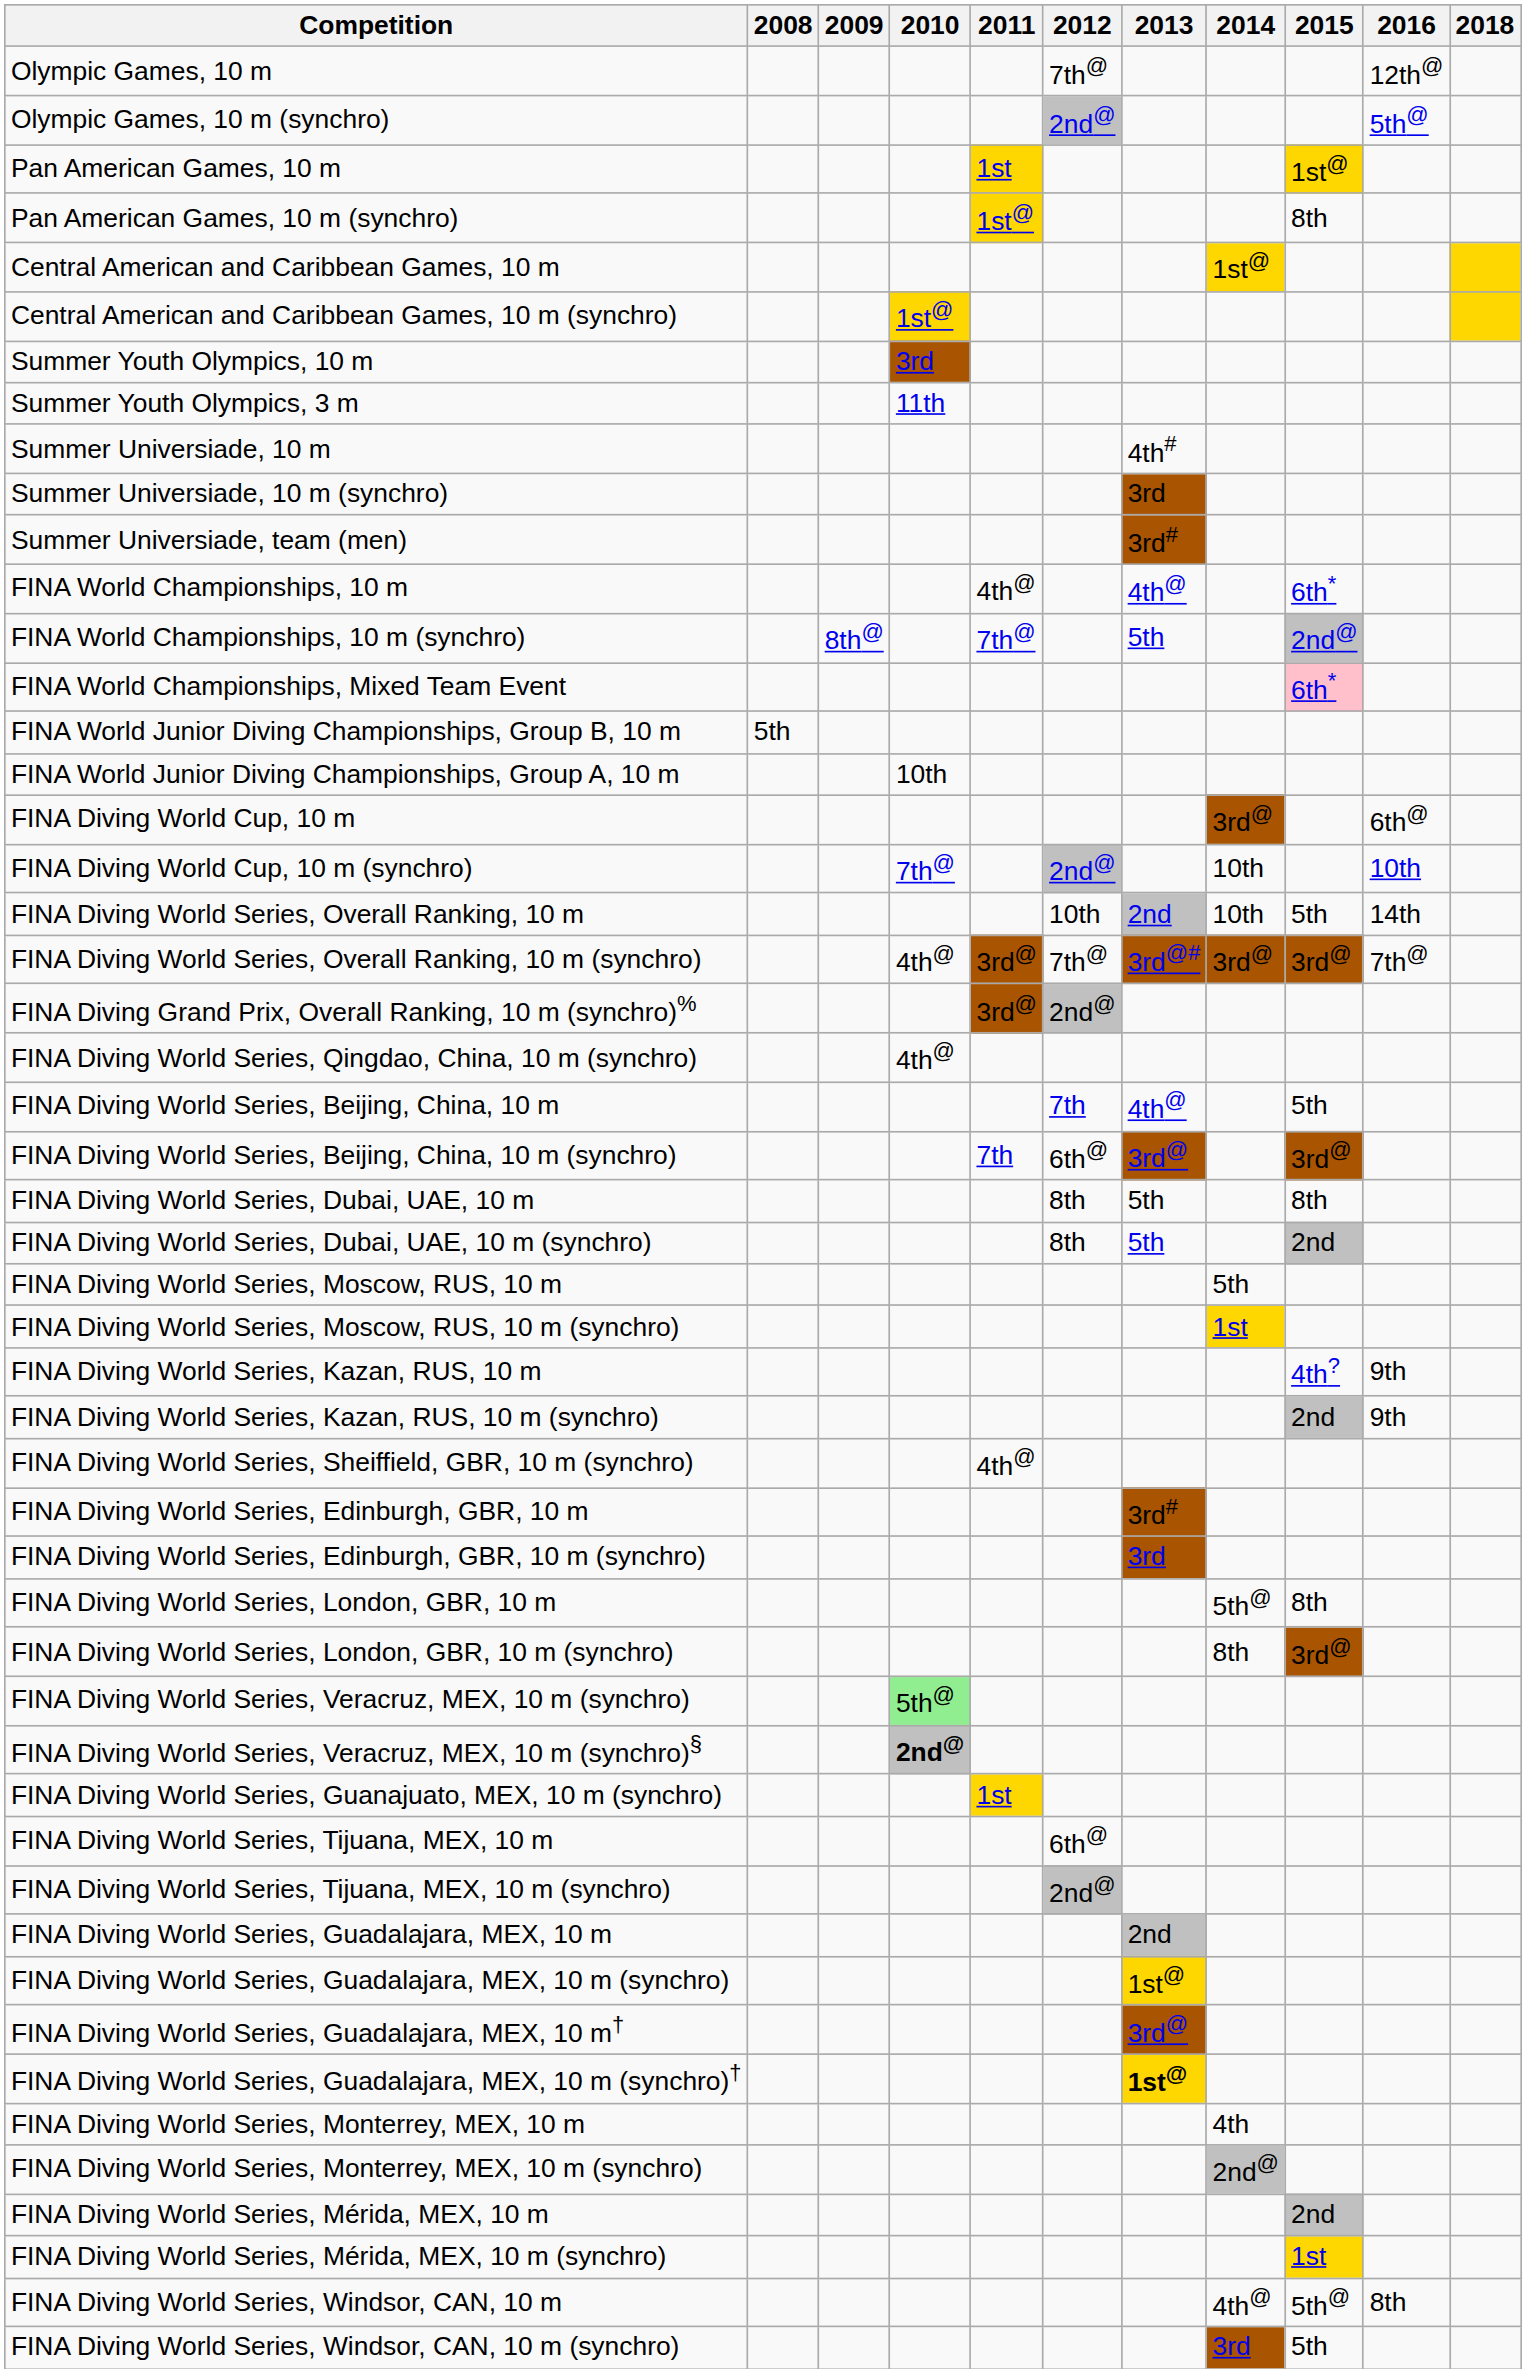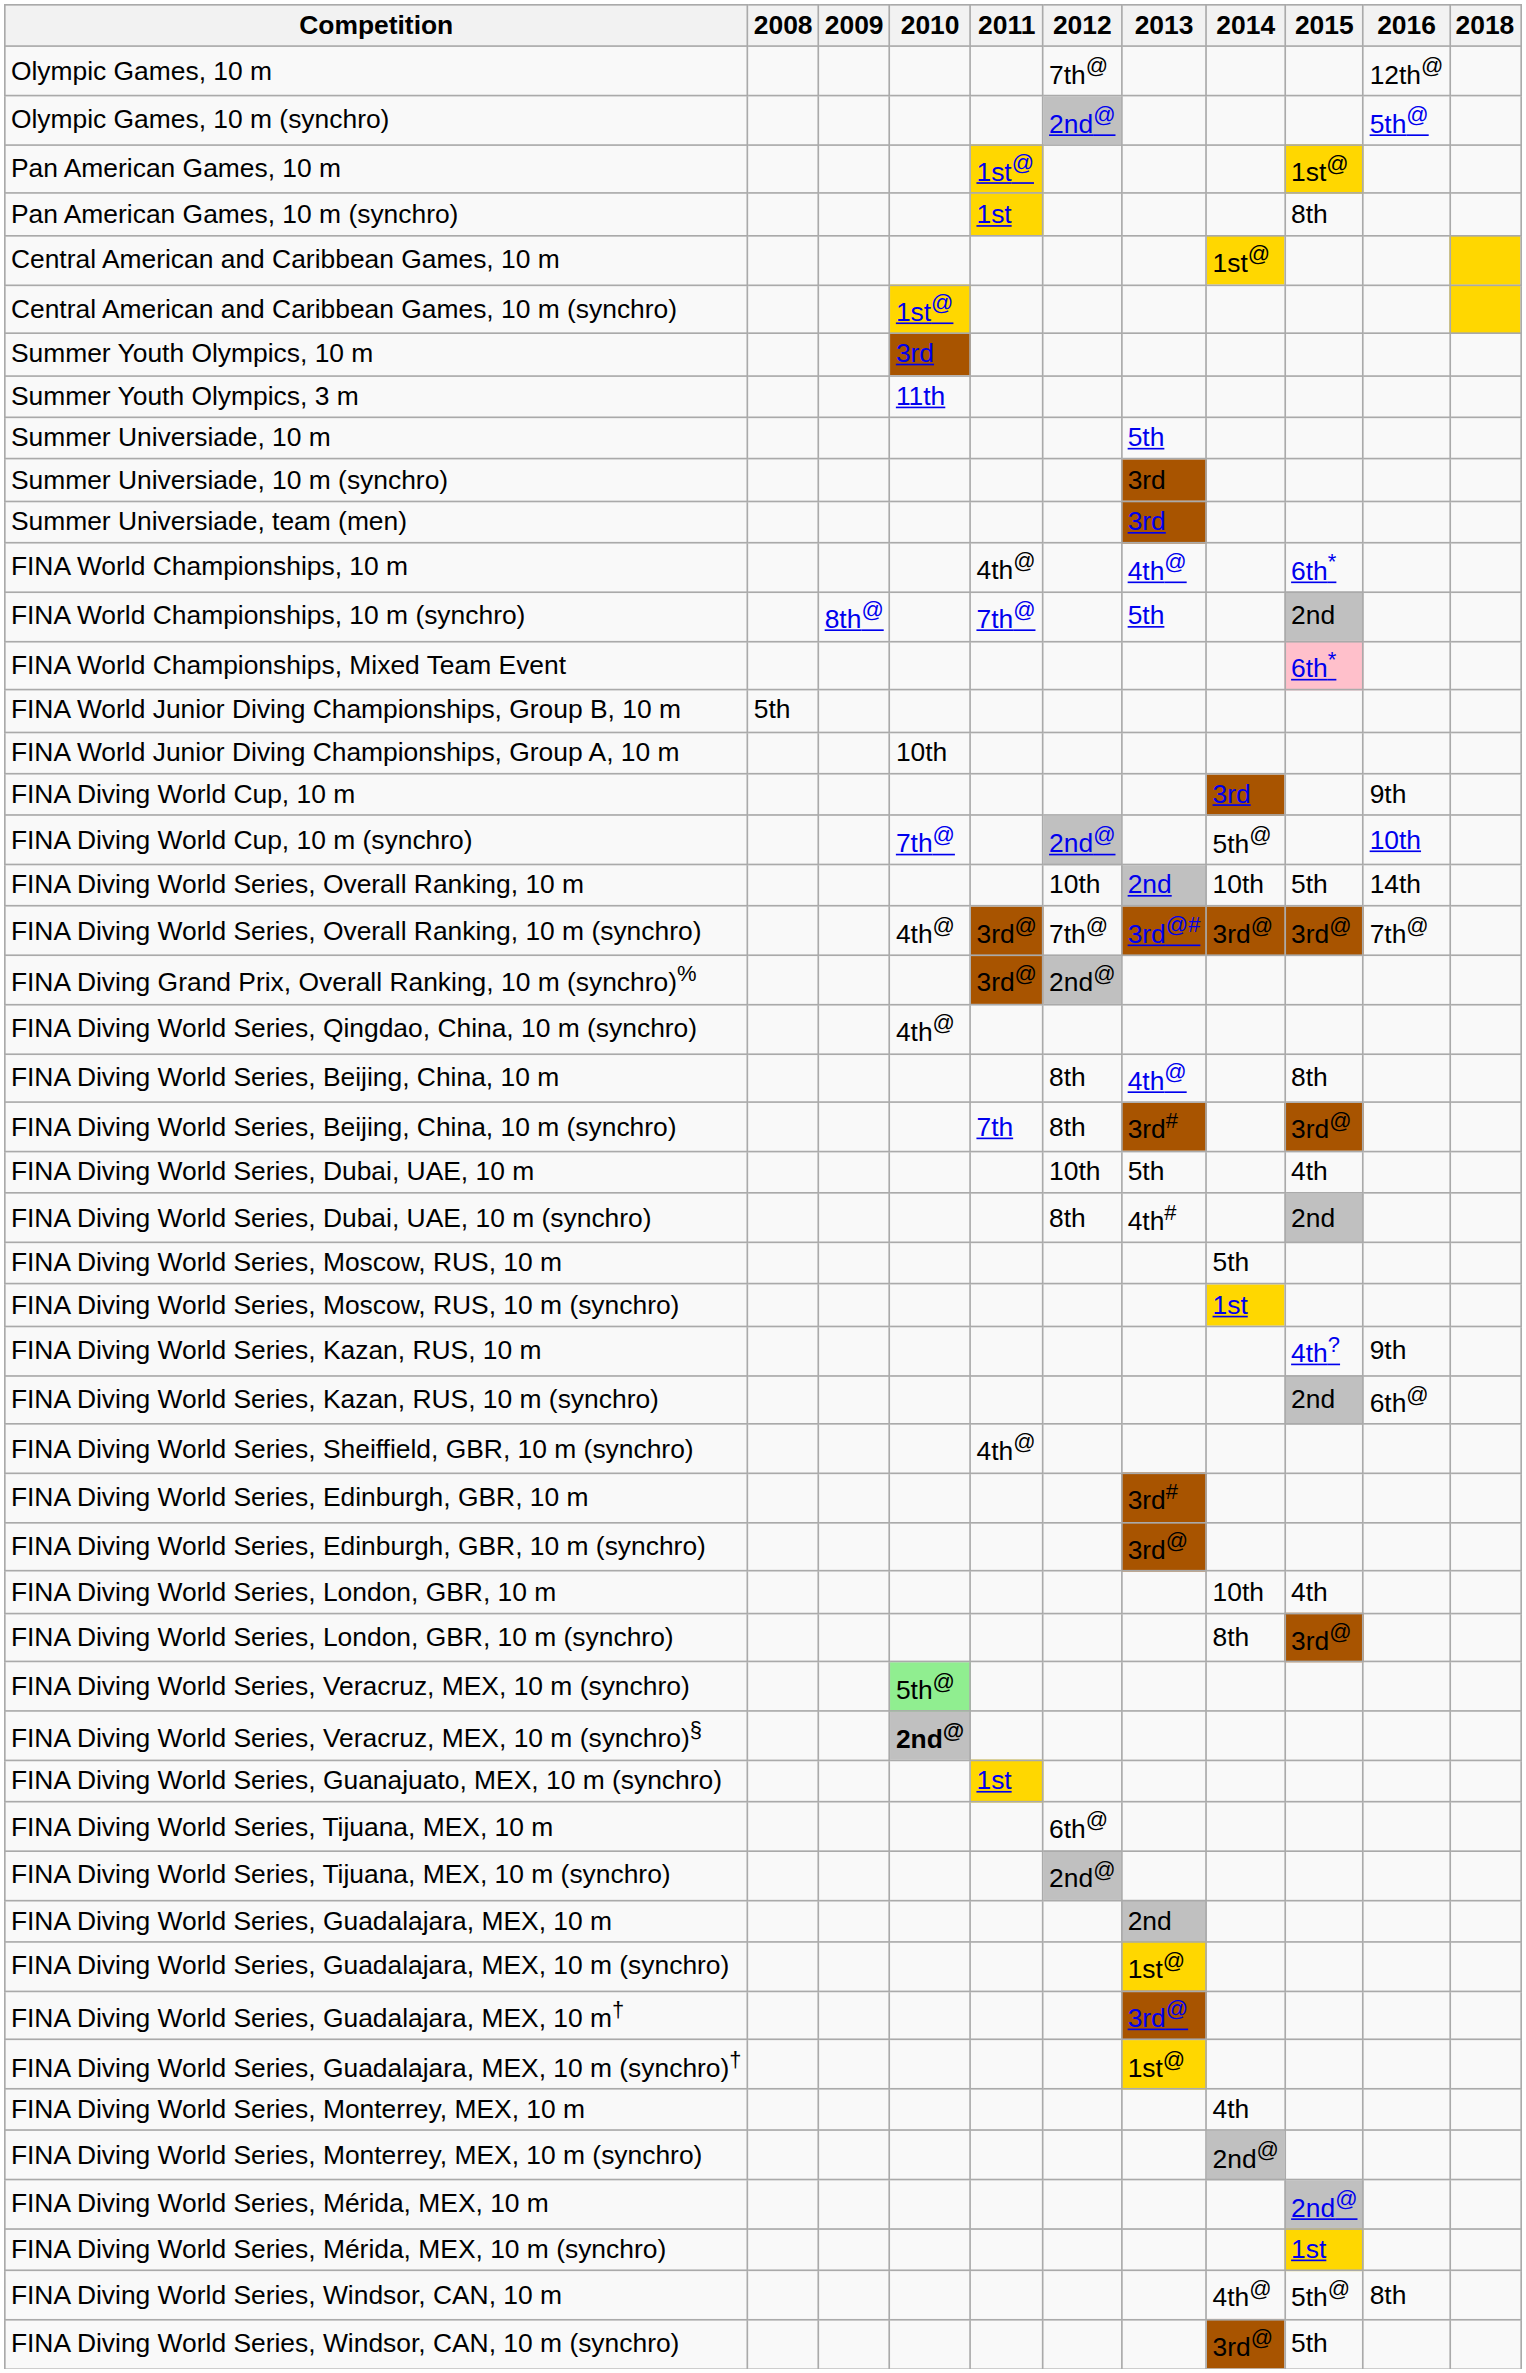(994, 168) 1st -> (1005, 168) 1st@
(1005, 217) 1st@ -> (994, 214) 1st
(1152, 448) 4th# -> (1146, 437) 5th
(1153, 539) 3rd# -> (1147, 521) 3rd
(1324, 637) 2nd@ -> (1313, 616) 2nd
(1243, 819) 3rd@ -> (1232, 794) 3rd
(1399, 819) 6th@ -> (1388, 794) 9th
(1238, 868) 10th -> (1242, 839) 5th@
(1067, 1106) 7th -> (1067, 1077) 8th
(1309, 1106) 5th -> (1309, 1077) 8th
(1079, 1155) 6th@ -> (1067, 1126) 8th
(1158, 1155) 3rd@ -> (1153, 1126) 3rd#
(1067, 1200) 8th -> (1075, 1172) 10th
(1309, 1200) 8th -> (1309, 1172) 4th
(1146, 1242) 5th -> (1152, 1217) 4th#
(1388, 1417) 9th -> (1399, 1399) 6th@
(1147, 1557) 3rd -> (1158, 1546) 3rd@
(1242, 1602) 5th@ -> (1238, 1591) 10th
(1309, 1602) 8th -> (1309, 1591) 4th
(1157, 2078) bold -> (1156, 2064) normal
(1313, 2214) 2nd -> (1324, 2203) 2nd@
(1232, 2347) 3rd -> (1243, 2343) 3rd@
